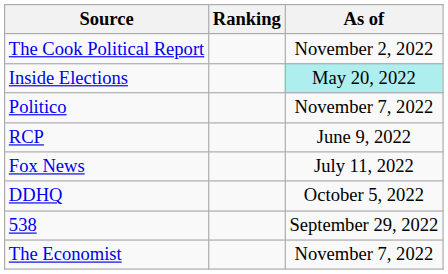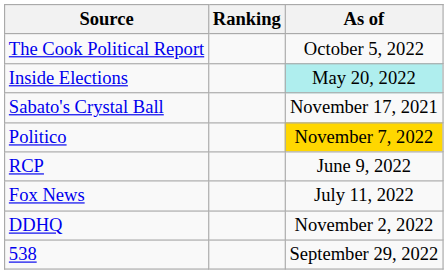(364, 48) November 2, 2022 -> (364, 48) October 5, 2022
+ row: (86, 107)
(364, 107) no background -> (364, 136) gold background
(364, 195) October 5, 2022 -> (364, 225) November 2, 2022
- row: (65, 254)
